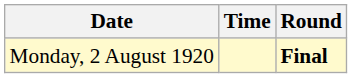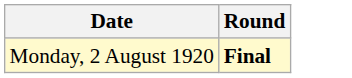- column: (247, 21)
